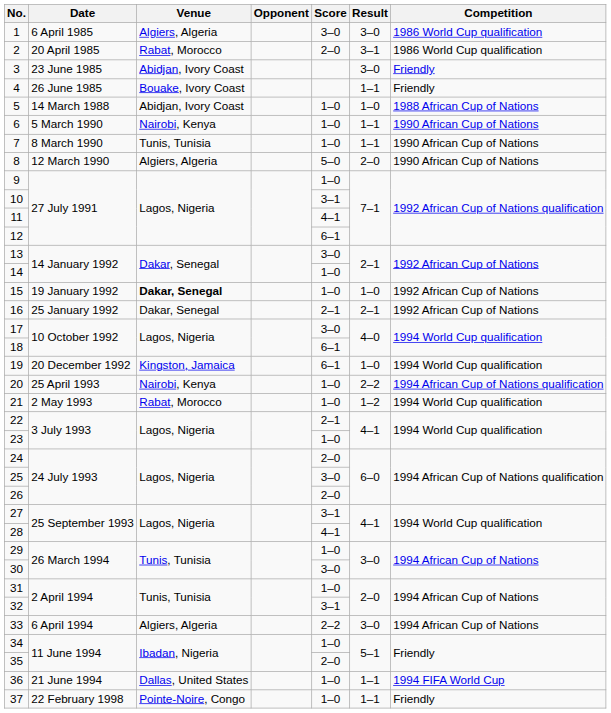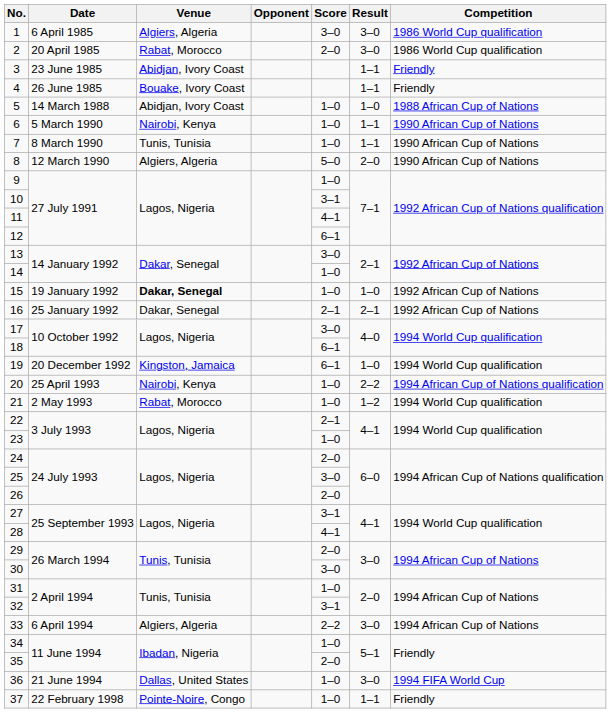(370, 50) 3–1 -> (370, 50) 3–0
(370, 69) 3–0 -> (370, 69) 1–1
(330, 550) 1–0 -> (330, 550) 2–0
(370, 680) 1–1 -> (370, 680) 3–0
